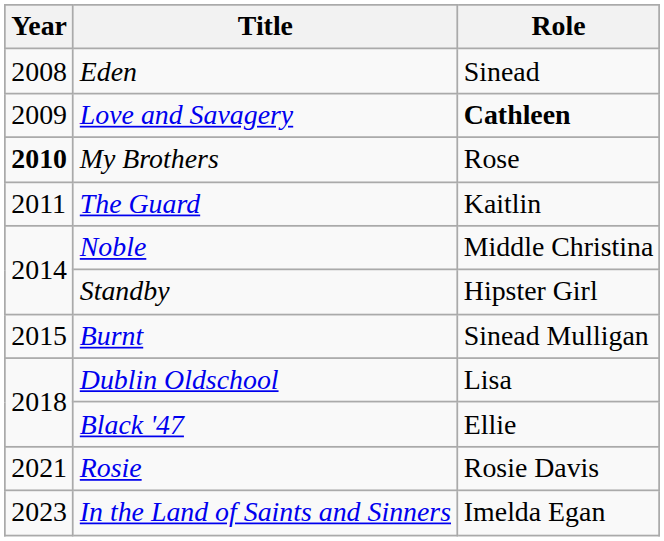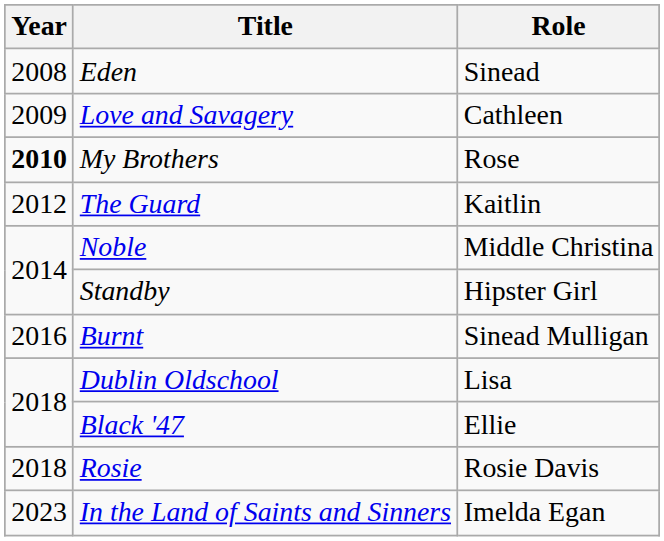(517, 114) bold -> (513, 114) normal
(39, 203) 2011 -> (39, 203) 2012
(39, 335) 2015 -> (39, 335) 2016
(39, 468) 2021 -> (39, 468) 2018
